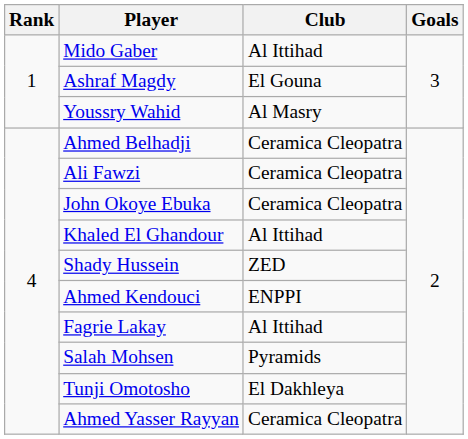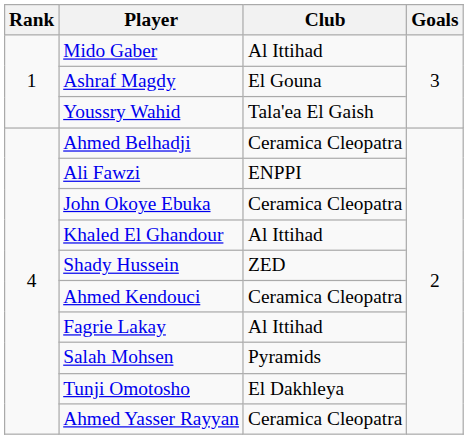(285, 111) Al Masry -> (311, 111) Tala'ea El Gaish
(325, 173) Ceramica Cleopatra -> (275, 173) ENPPI
(275, 296) ENPPI -> (325, 296) Ceramica Cleopatra
